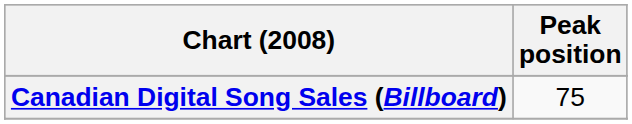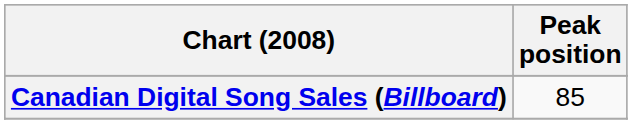(570, 97) 75 -> (570, 97) 85
